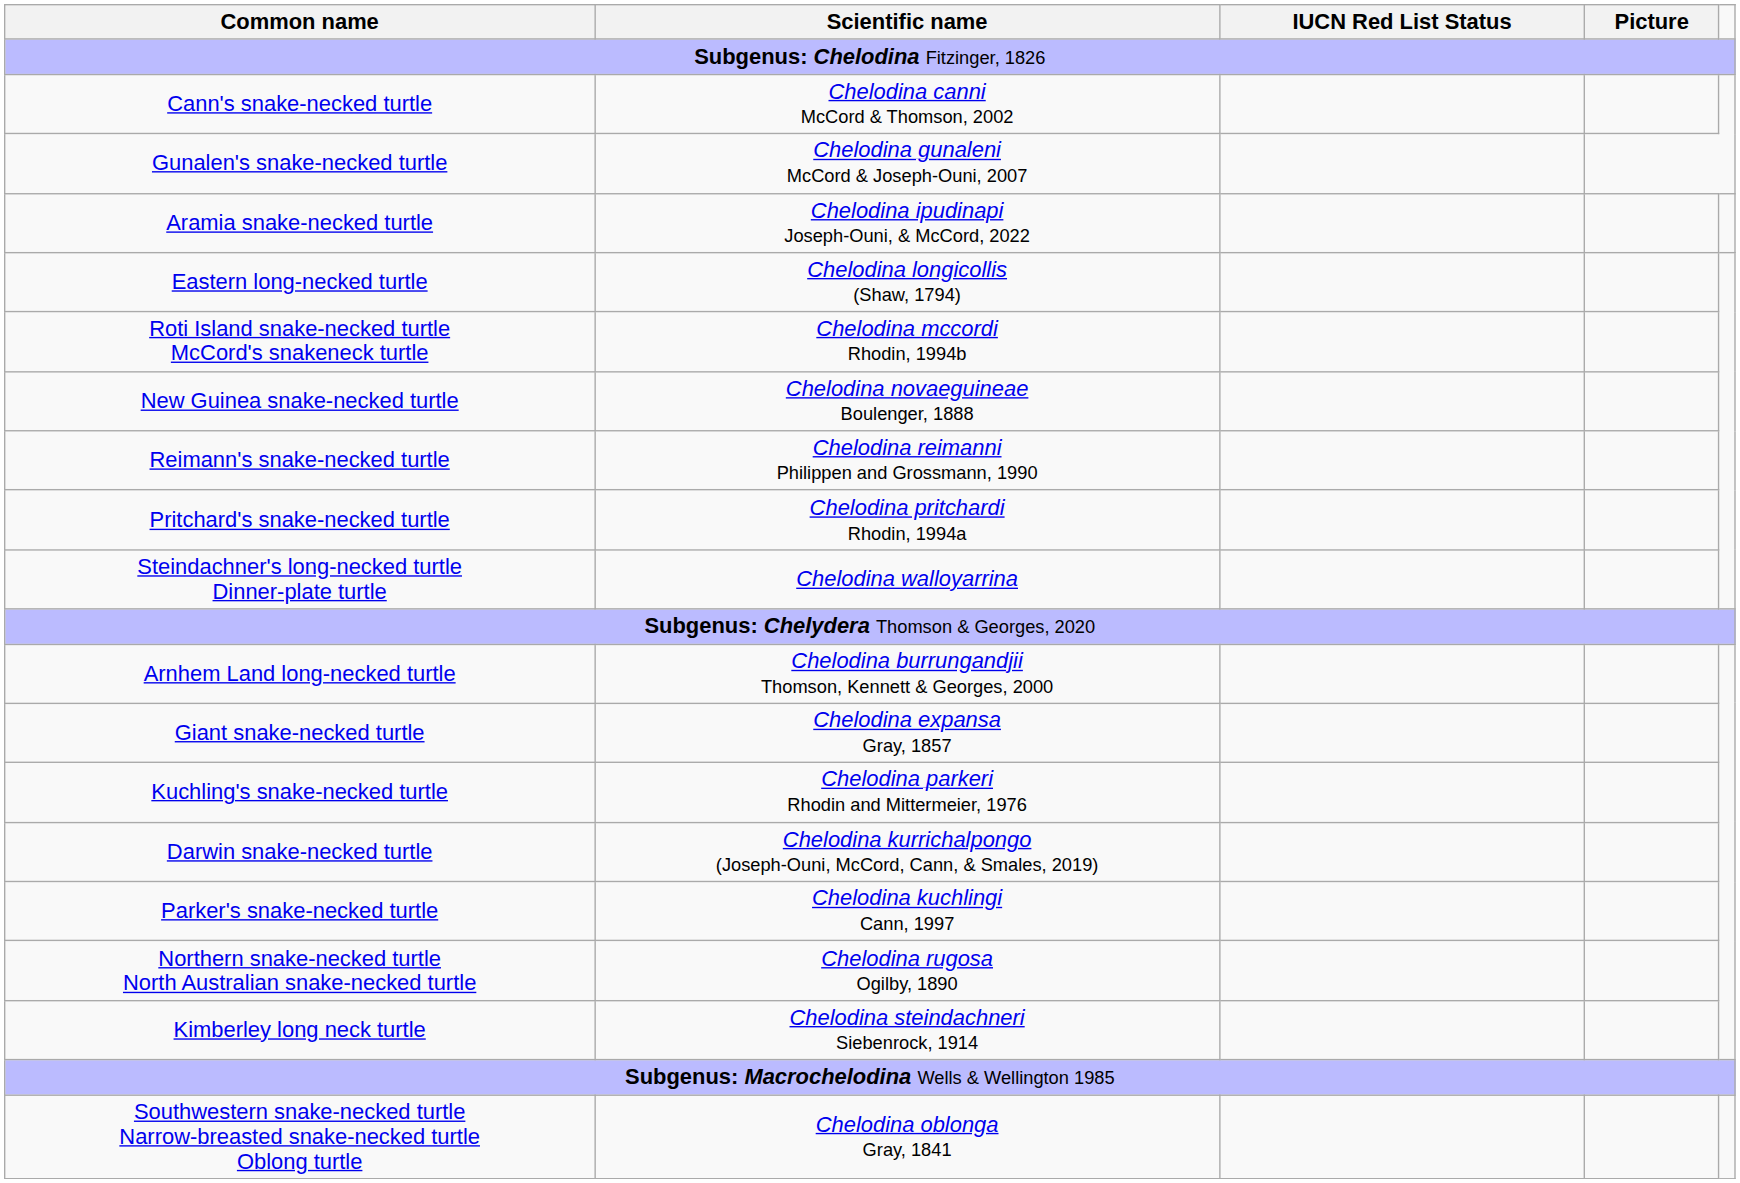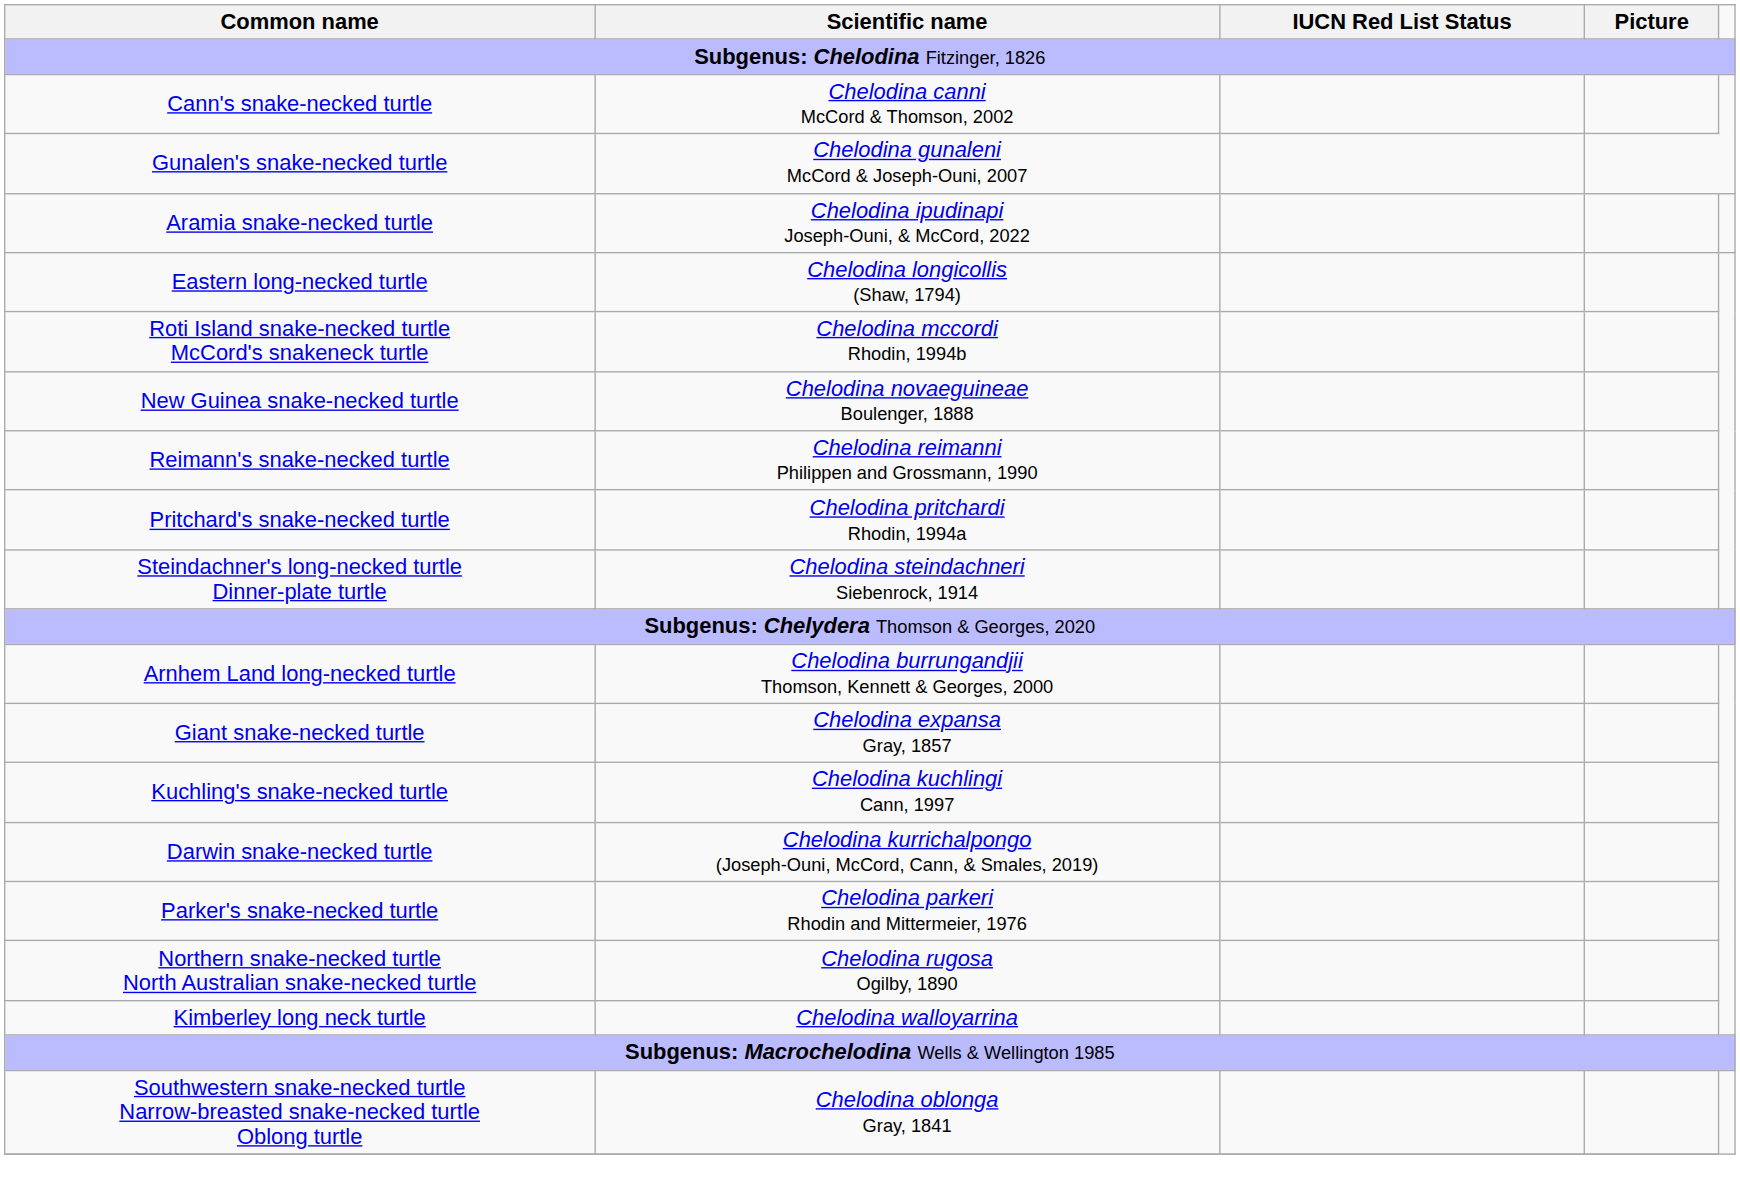(907, 579) Chelodina walloyarrina -> (907, 579) Chelodina steindachneri Siebenrock, 1914
(907, 792) Chelodina parkeri Rhodin and Mittermeier, 1976 -> (907, 792) Chelodina kuchlingi Cann, 1997
(907, 911) Chelodina kuchlingi Cann, 1997 -> (907, 911) Chelodina parkeri Rhodin and Mittermeier, 1976
(907, 1029) Chelodina steindachneri Siebenrock, 1914 -> (907, 1017) Chelodina walloyarrina
